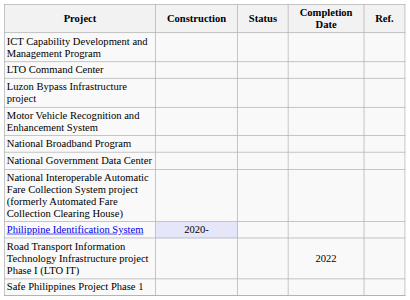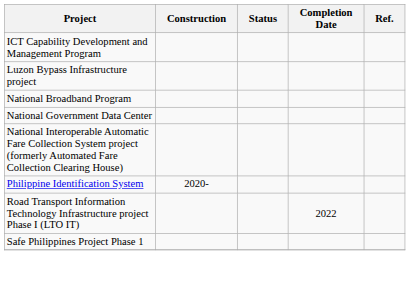- row: (55, 70)
- row: (73, 121)
(197, 230) lavender background -> (197, 184) no background
